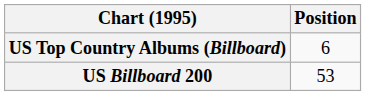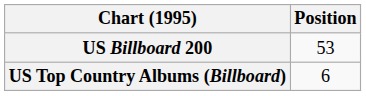rows swapped: (147, 76) <-> (147, 47)
